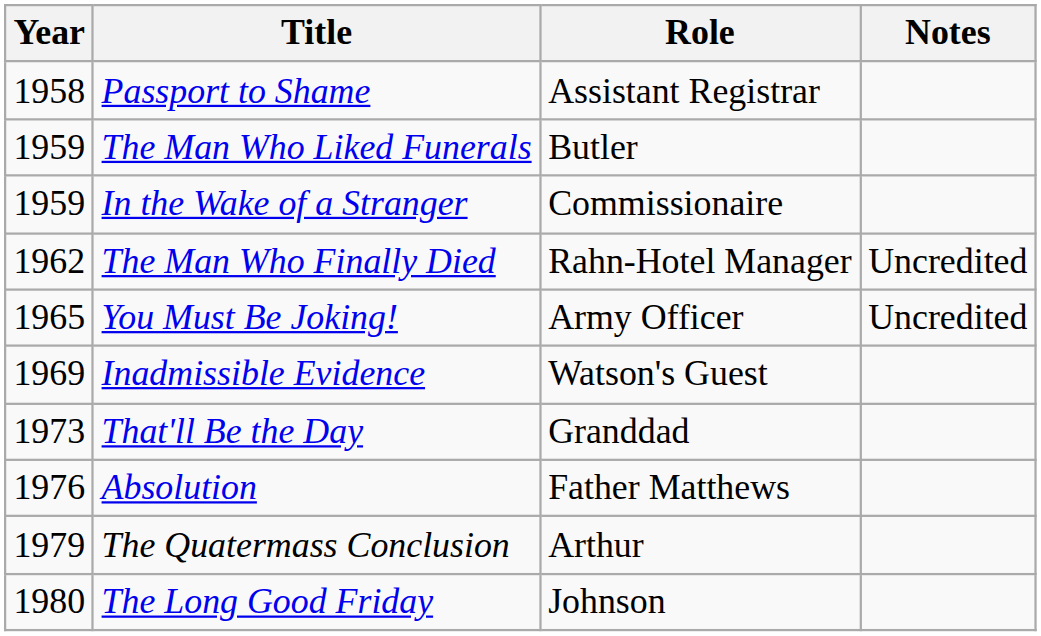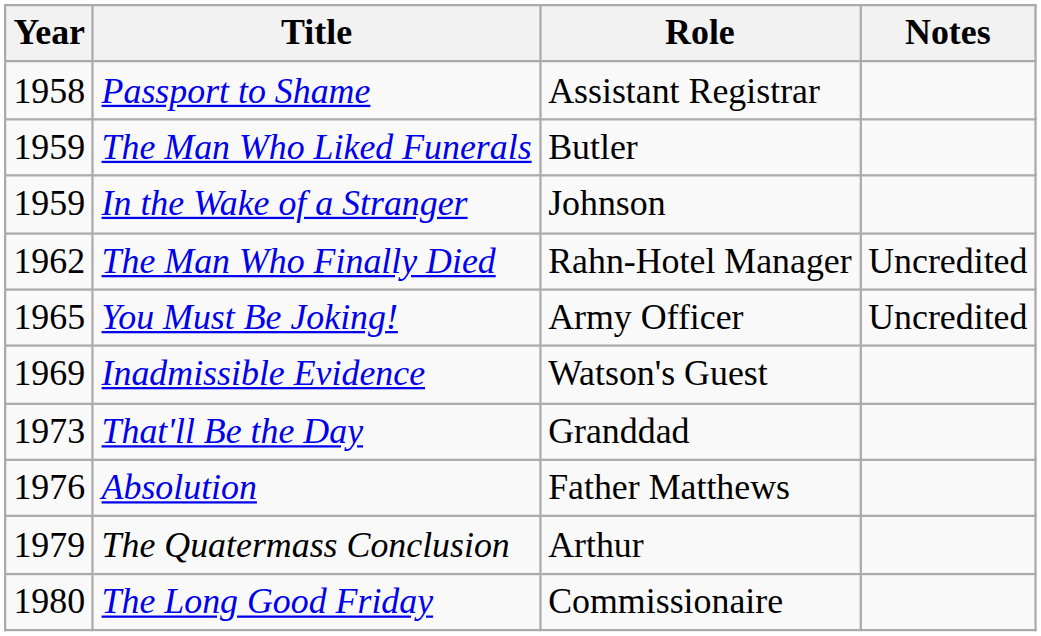(666, 203) Commissionaire -> (607, 203) Johnson
(607, 601) Johnson -> (666, 601) Commissionaire
